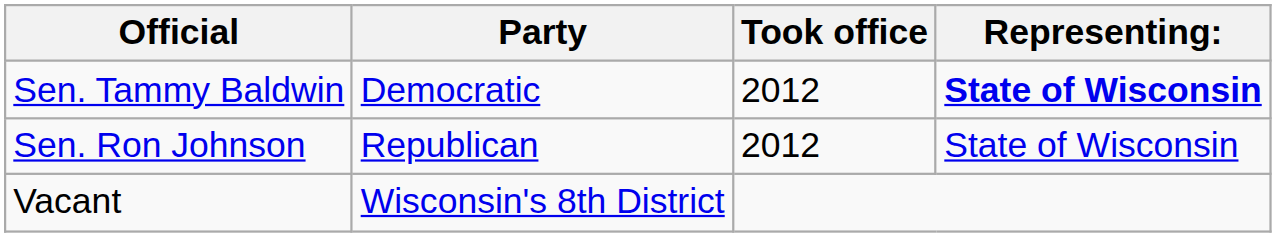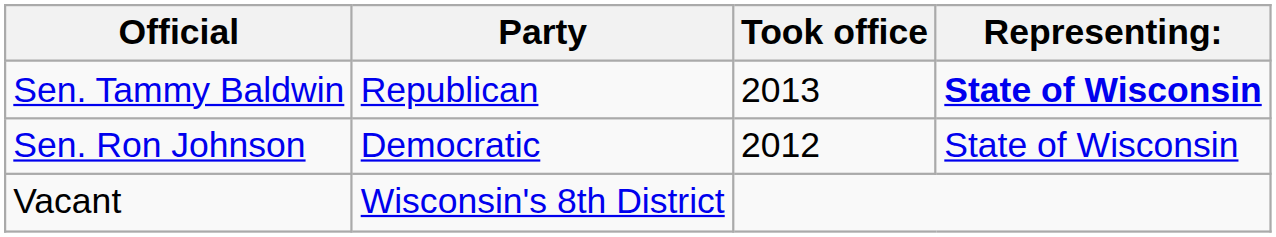(450, 88) Democratic -> (450, 88) Republican
(781, 88) 2012 -> (781, 88) 2013
(450, 145) Republican -> (450, 145) Democratic
